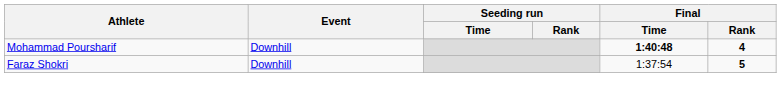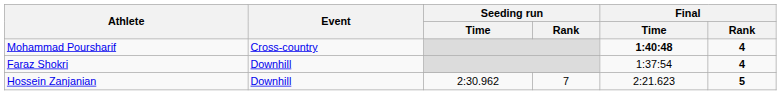(271, 47) Downhill -> (284, 47) Cross-country
(742, 64) 5 -> (742, 64) 4
+ row: (52, 82)
